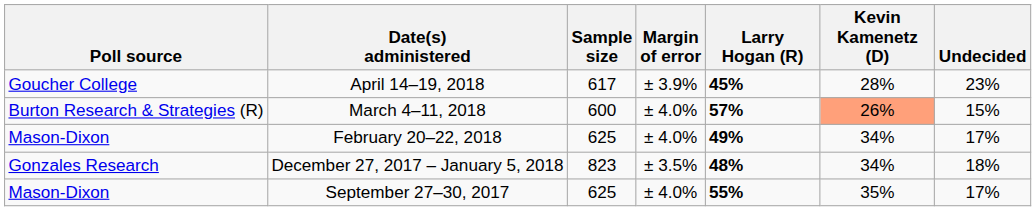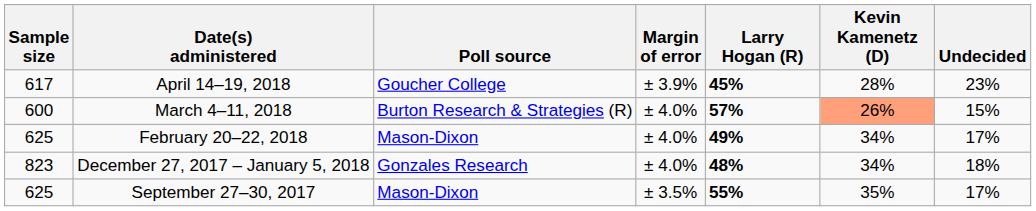columns swapped: (136, 56) <-> (602, 46)
(671, 165) ± 3.5% -> (671, 165) ± 4.0%
(671, 192) ± 4.0% -> (671, 192) ± 3.5%
